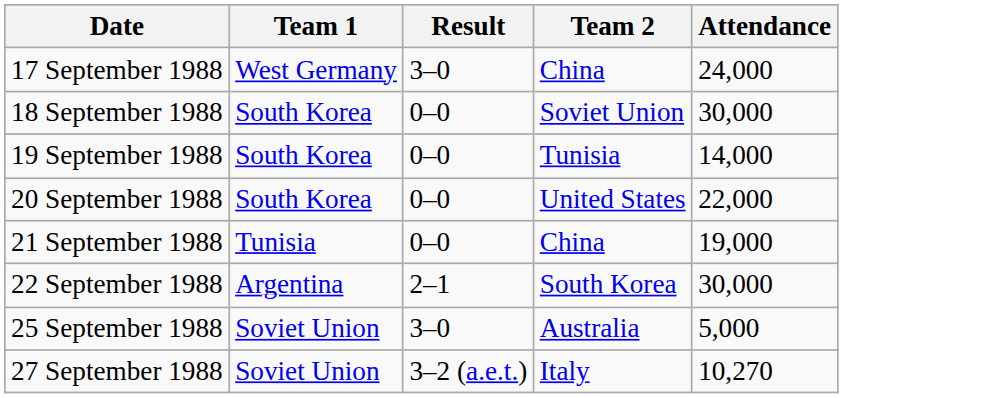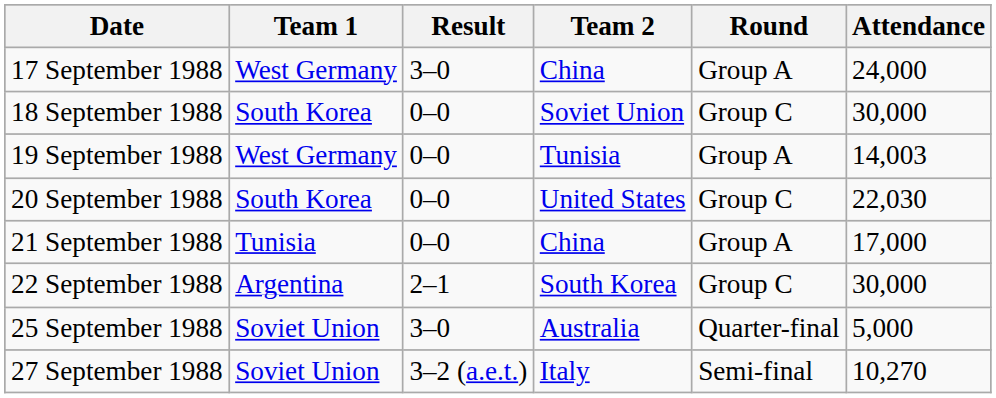+ column: (769, 26)
(304, 155) South Korea -> (316, 155) West Germany
(736, 155) 14,000 -> (889, 155) 14,003
(736, 198) 22,000 -> (889, 198) 22,030
(736, 241) 19,000 -> (889, 241) 17,000
